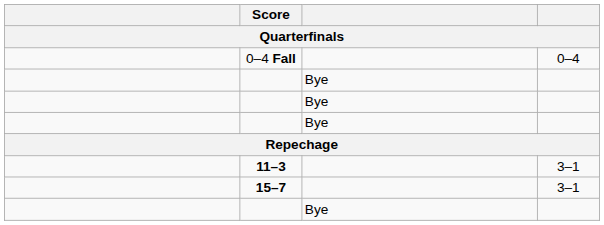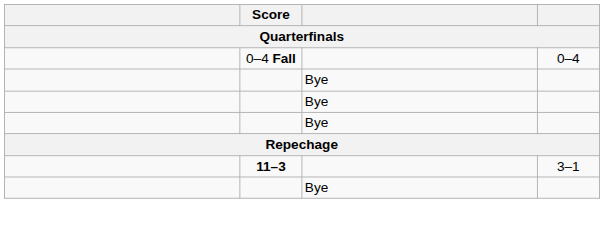- row: (271, 187)
